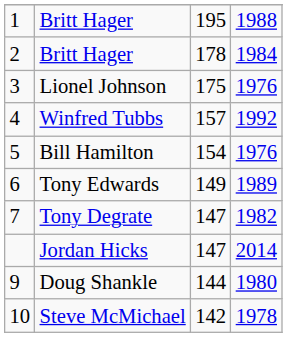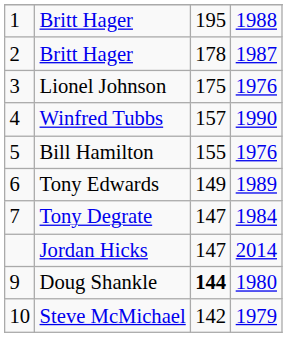(256, 53) 1984 -> (256, 53) 1987
(256, 119) 1992 -> (256, 119) 1990
(211, 151) 154 -> (211, 151) 155
(256, 217) 1982 -> (256, 217) 1984
(211, 282) normal -> (211, 282) bold
(256, 315) 1978 -> (256, 315) 1979
